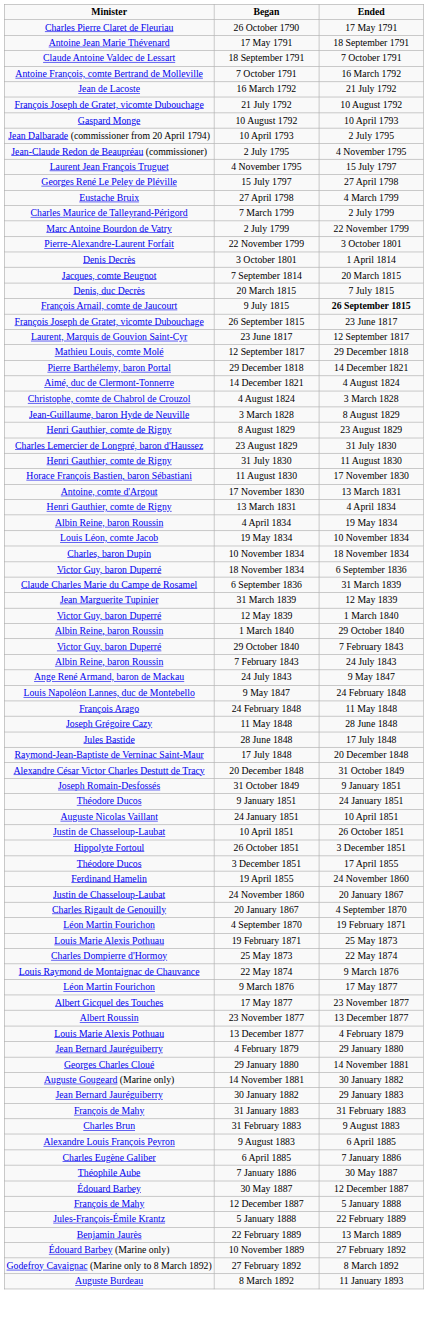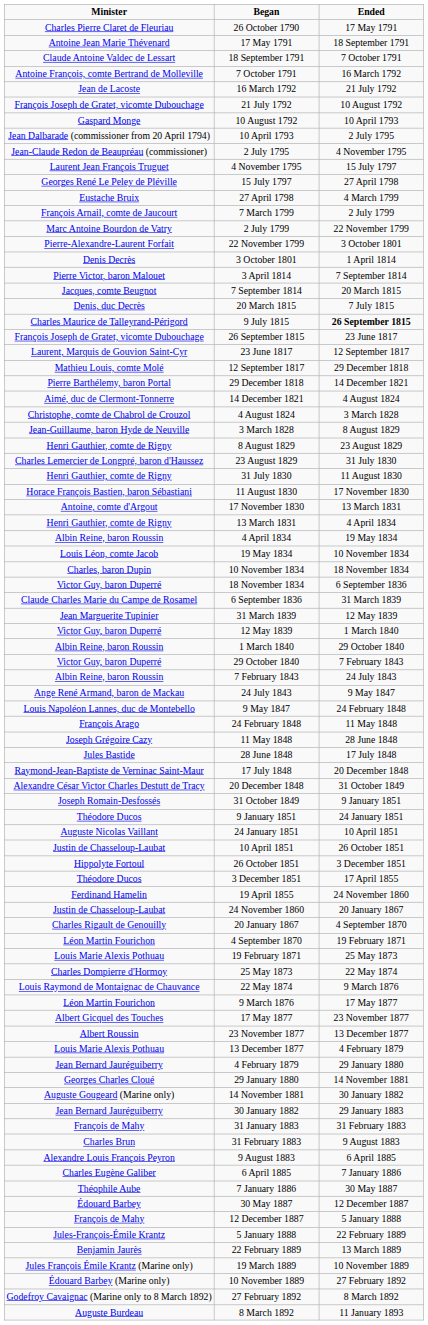(109, 213) Charles Maurice de Talleyrand-Périgord -> (109, 213) François Arnail, comte de Jaucourt
+ row: (266, 275)
(109, 306) François Arnail, comte de Jaucourt -> (109, 321) Charles Maurice de Talleyrand-Périgord
+ row: (266, 1266)
